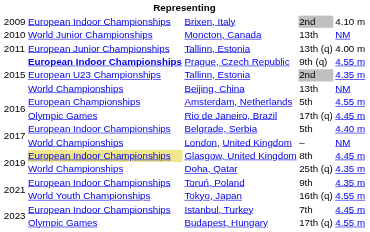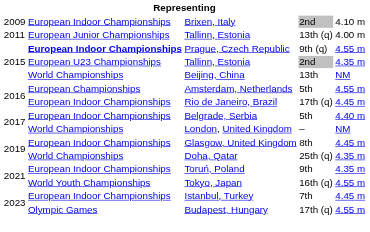- row: (223, 35)
(63, 115) Olympic Games -> (99, 102) European Indoor Championships
(99, 156) khaki background -> (99, 142) no background
